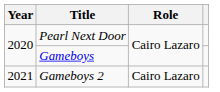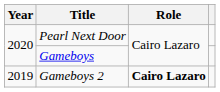(20, 76) 2021 -> (20, 76) 2019
(166, 76) normal -> (169, 76) bold
